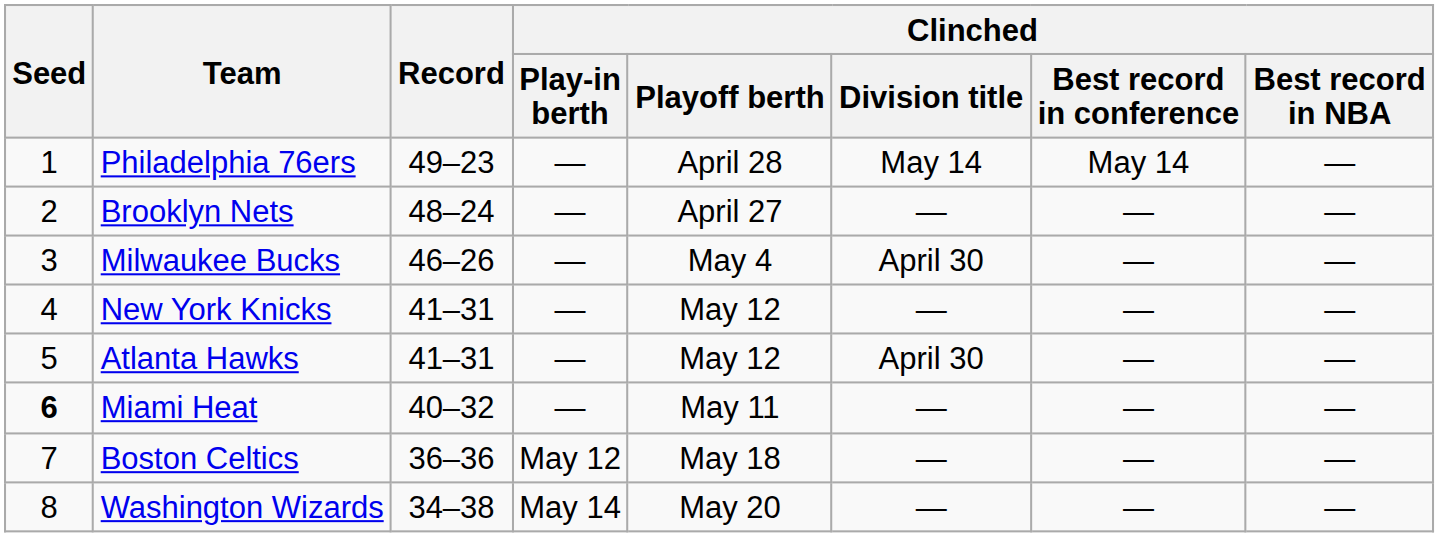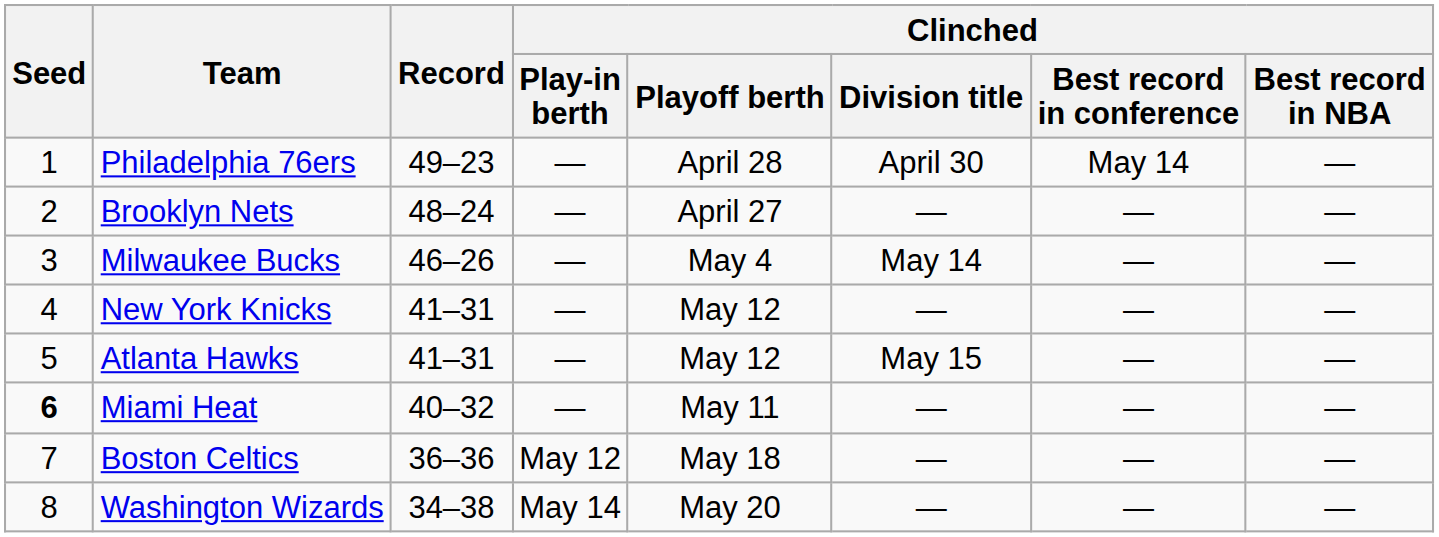(931, 163) May 14 -> (931, 163) April 30
(931, 261) April 30 -> (931, 261) May 14
(931, 359) April 30 -> (931, 359) May 15
